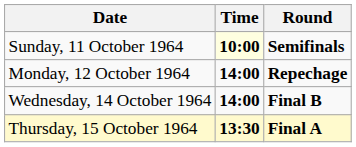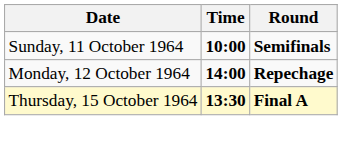(240, 45) lightyellow background -> (226, 45) no background
- row: (110, 100)
